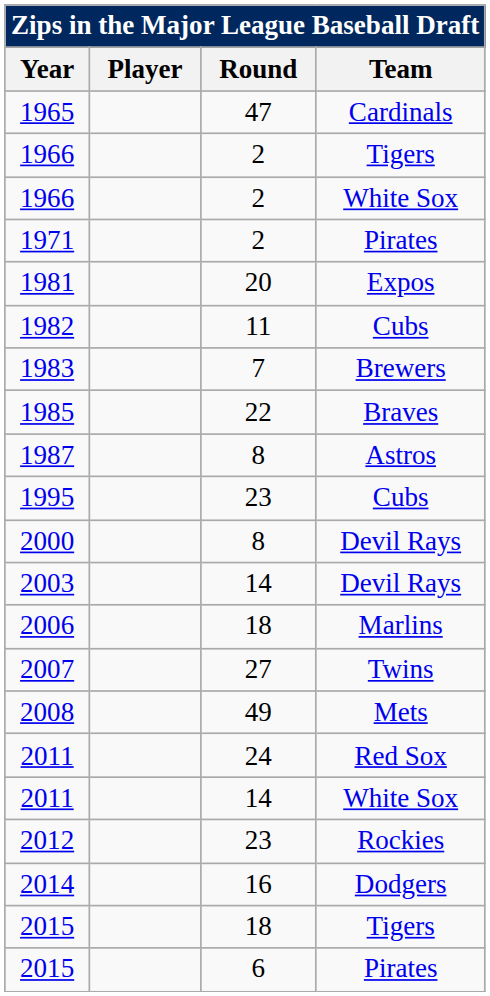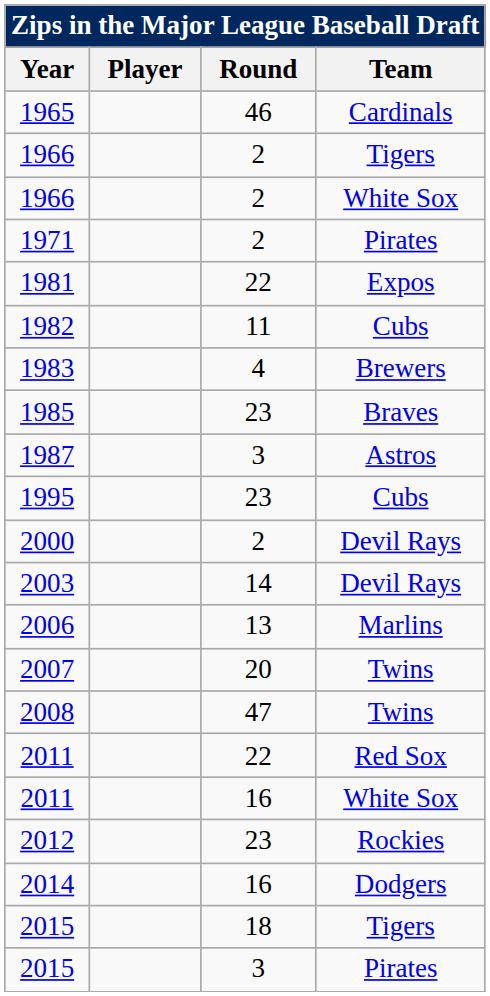(258, 111) 47 -> (258, 111) 46
(258, 283) 20 -> (258, 283) 22
(258, 369) 7 -> (258, 369) 4
(258, 411) 22 -> (258, 411) 23
(258, 454) 8 -> (258, 454) 3
(258, 540) 8 -> (258, 540) 2
(258, 626) 18 -> (258, 626) 13
(258, 669) 27 -> (258, 669) 20
- row: (47, 712)
+ row: (47, 712)
(258, 754) 24 -> (258, 754) 22
(258, 797) 14 -> (258, 797) 16
(258, 969) 6 -> (258, 969) 3
